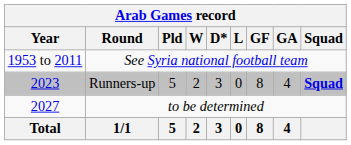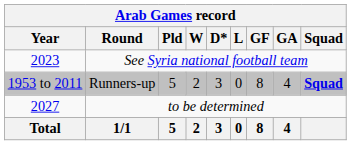(45, 60) 1953 to 2011 -> (45, 60) 2023
(45, 83) 2023 -> (45, 83) 1953 to 2011
